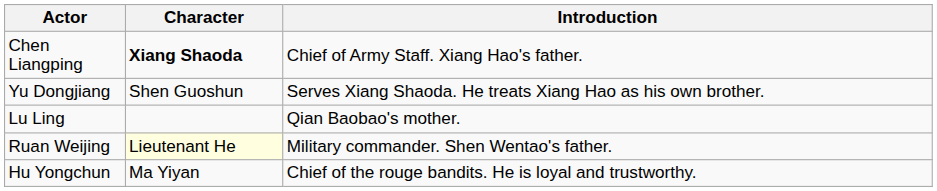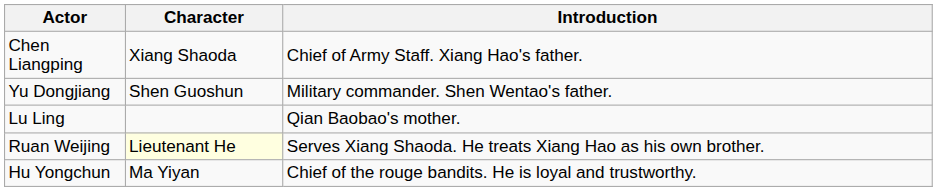(186, 54) bold -> (183, 54) normal
(526, 91) Serves Xiang Shaoda. He treats Xiang Hao as his own brother. -> (450, 91) Military commander. Shen Wentao's father.
(450, 145) Military commander. Shen Wentao's father. -> (526, 145) Serves Xiang Shaoda. He treats Xiang Hao as his own brother.
